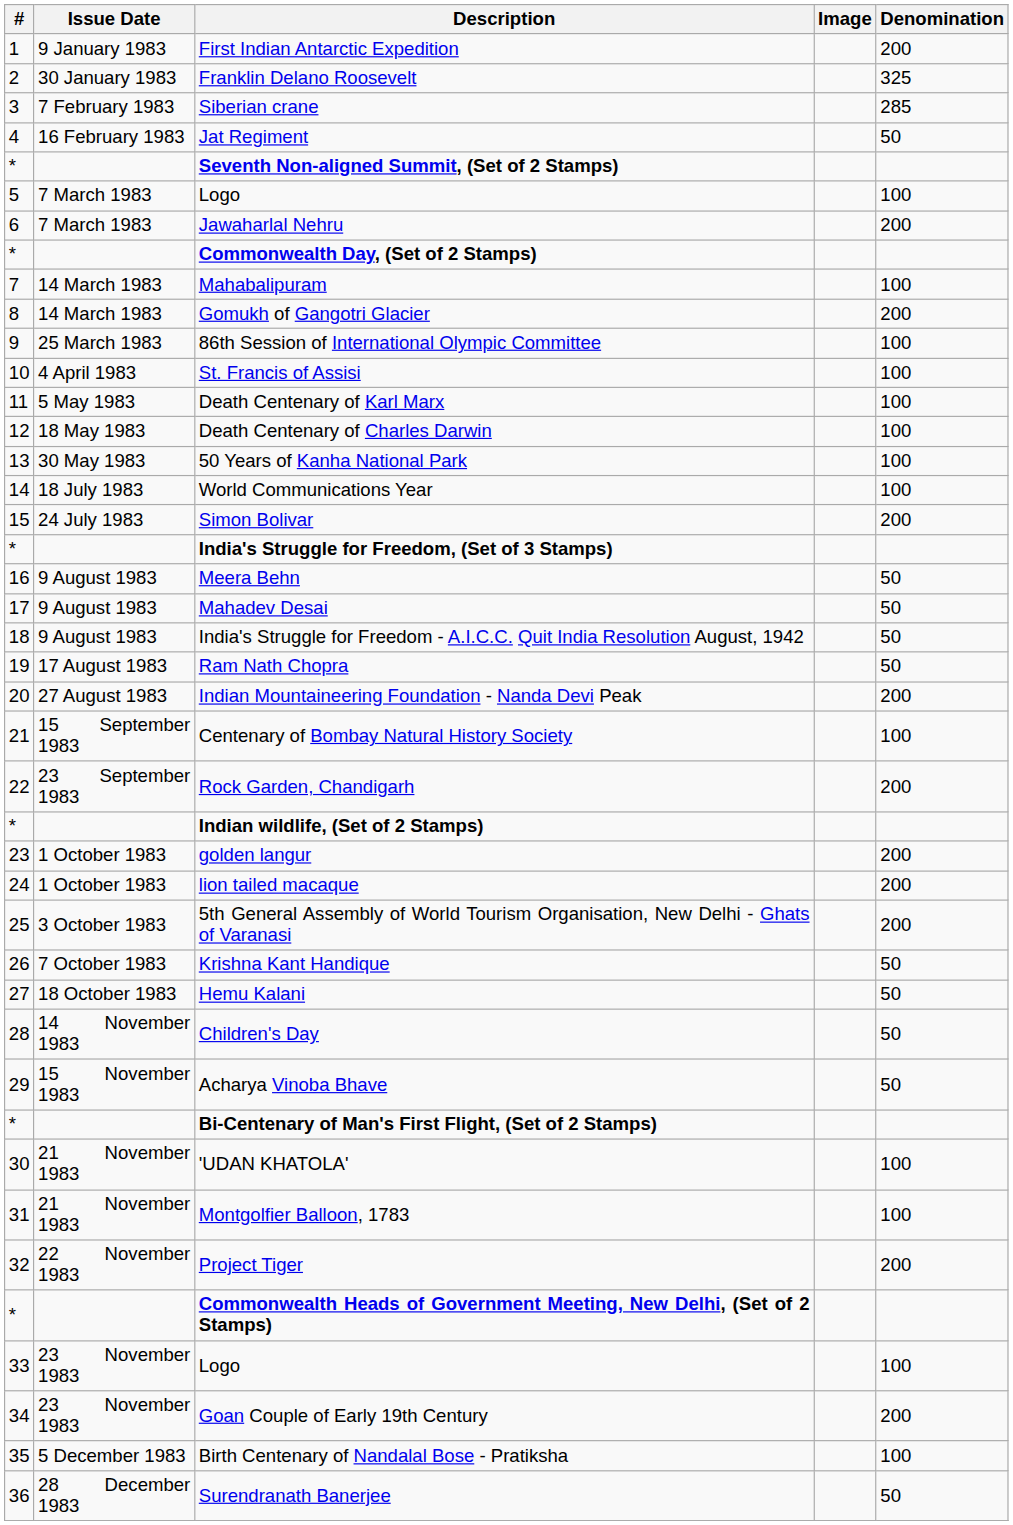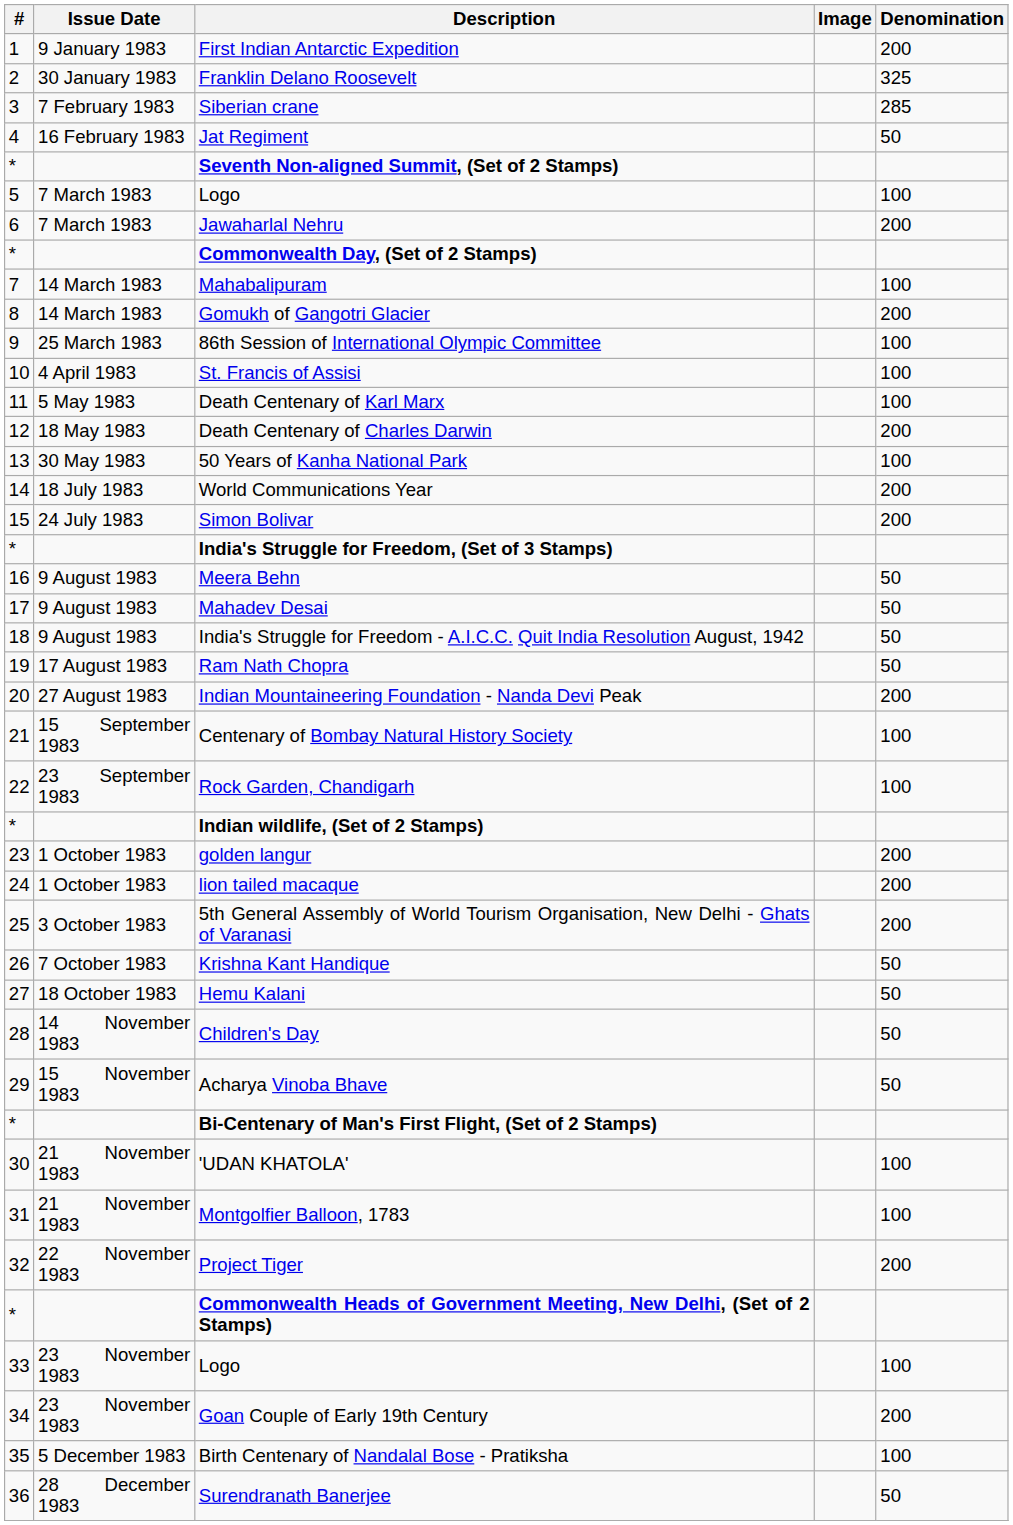(896, 431) 100 -> (896, 431) 200
(896, 490) 100 -> (896, 490) 200
(896, 786) 200 -> (896, 786) 100
